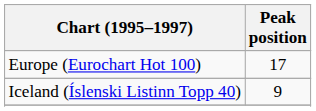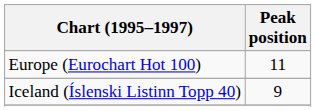(278, 64) 17 -> (278, 64) 11
